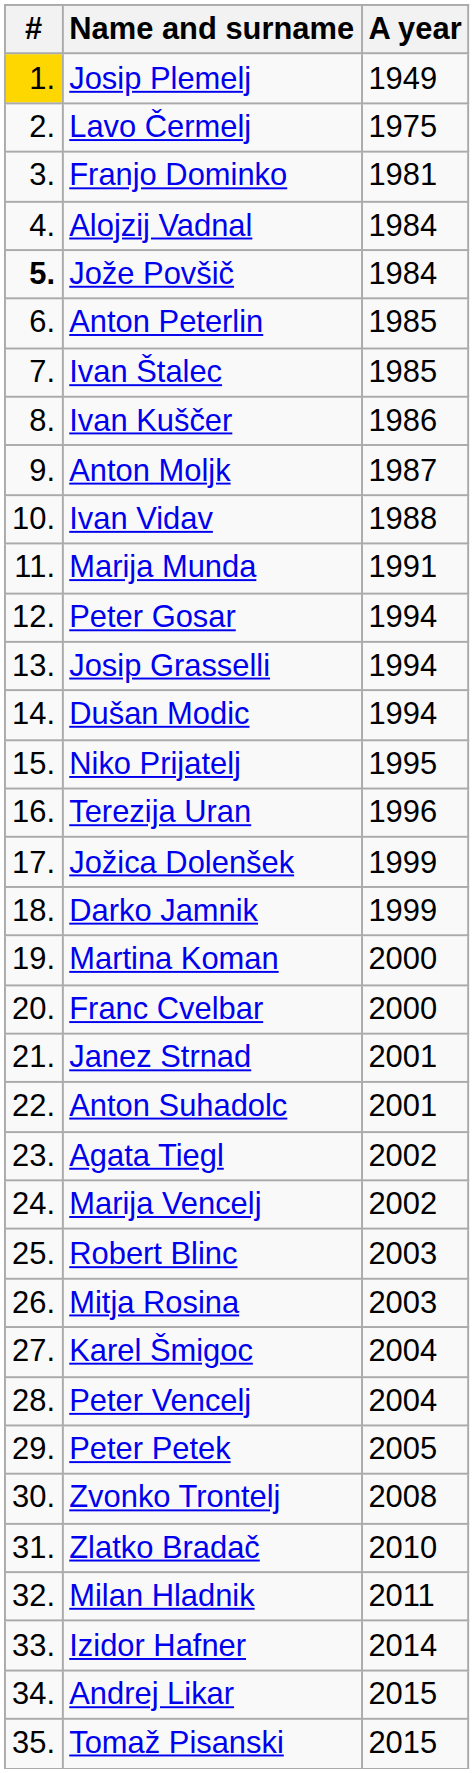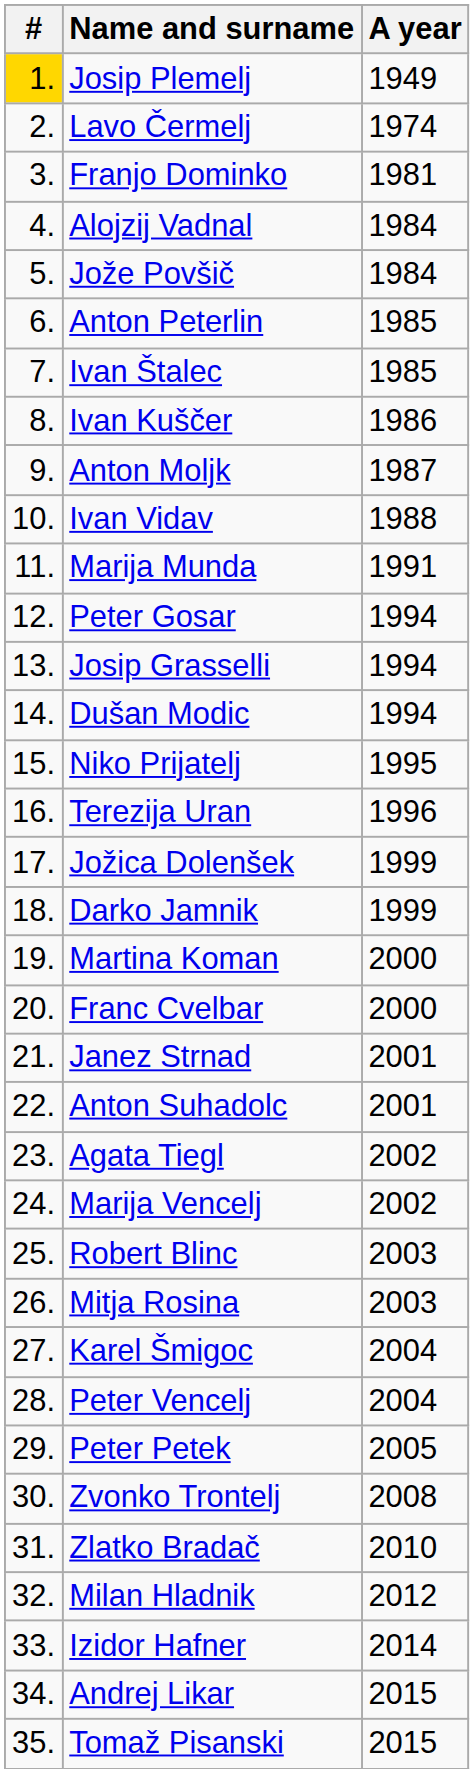(403, 126) 1975 -> (403, 126) 1974
(42, 273) bold -> (42, 273) normal
(402, 1596) 2011 -> (403, 1596) 2012
